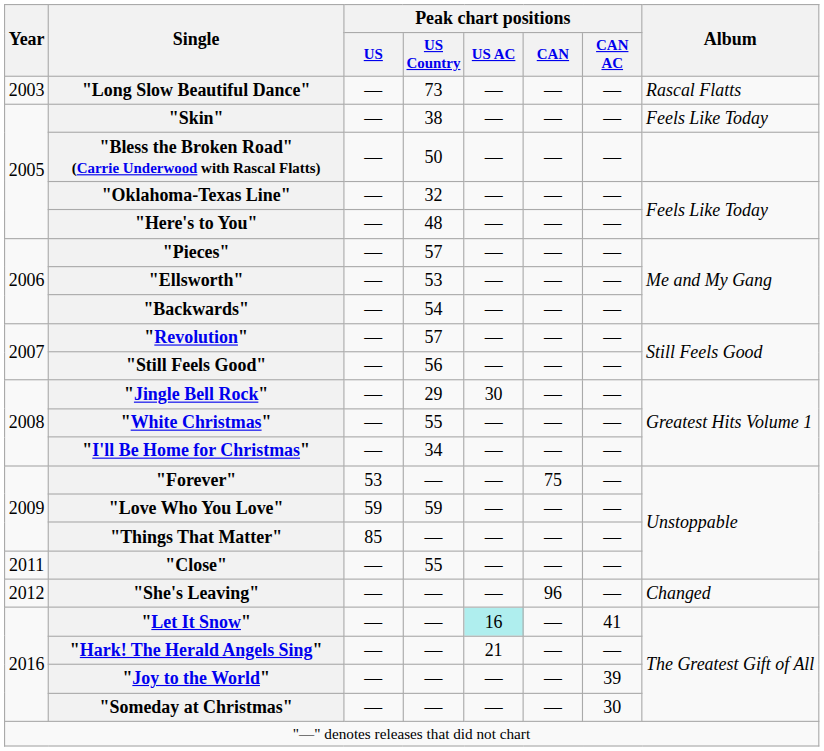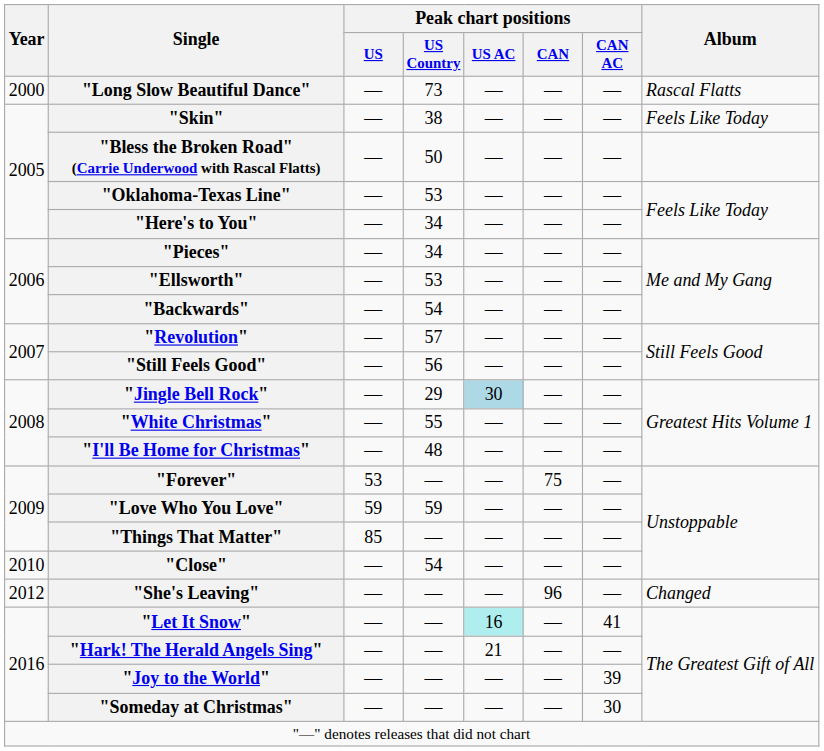(27, 90) 2003 -> (27, 90) 2000
(433, 195) 32 -> (433, 195) 53
(433, 223) 48 -> (433, 223) 34
(433, 252) 57 -> (433, 252) 34
(494, 394) no background -> (494, 394) lightblue background
(433, 451) 34 -> (433, 451) 48
(27, 564) 2011 -> (27, 564) 2010
(433, 564) 55 -> (433, 564) 54
